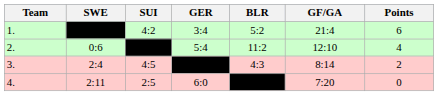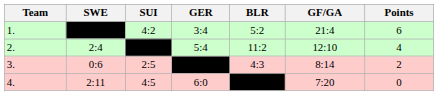(96, 47) 0:6 -> (96, 47) 2:4
(96, 64) 2:4 -> (96, 64) 0:6
(149, 64) 4:5 -> (149, 64) 2:5
(149, 82) 2:5 -> (149, 82) 4:5
